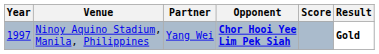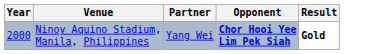- column: (316, 12)
(19, 35) 1997 -> (19, 35) 2000
